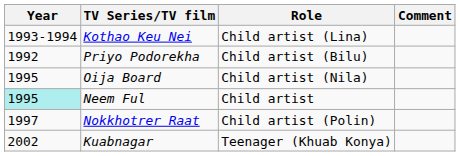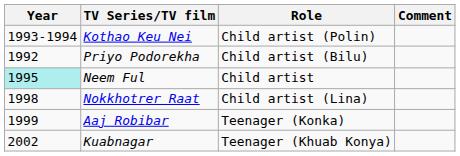(295, 36) Child artist (Lina) -> (299, 36) Child artist (Polin)
- row: (122, 78)
(23, 120) 1997 -> (23, 99) 1998
(299, 120) Child artist (Polin) -> (295, 99) Child artist (Lina)
+ row: (126, 120)
